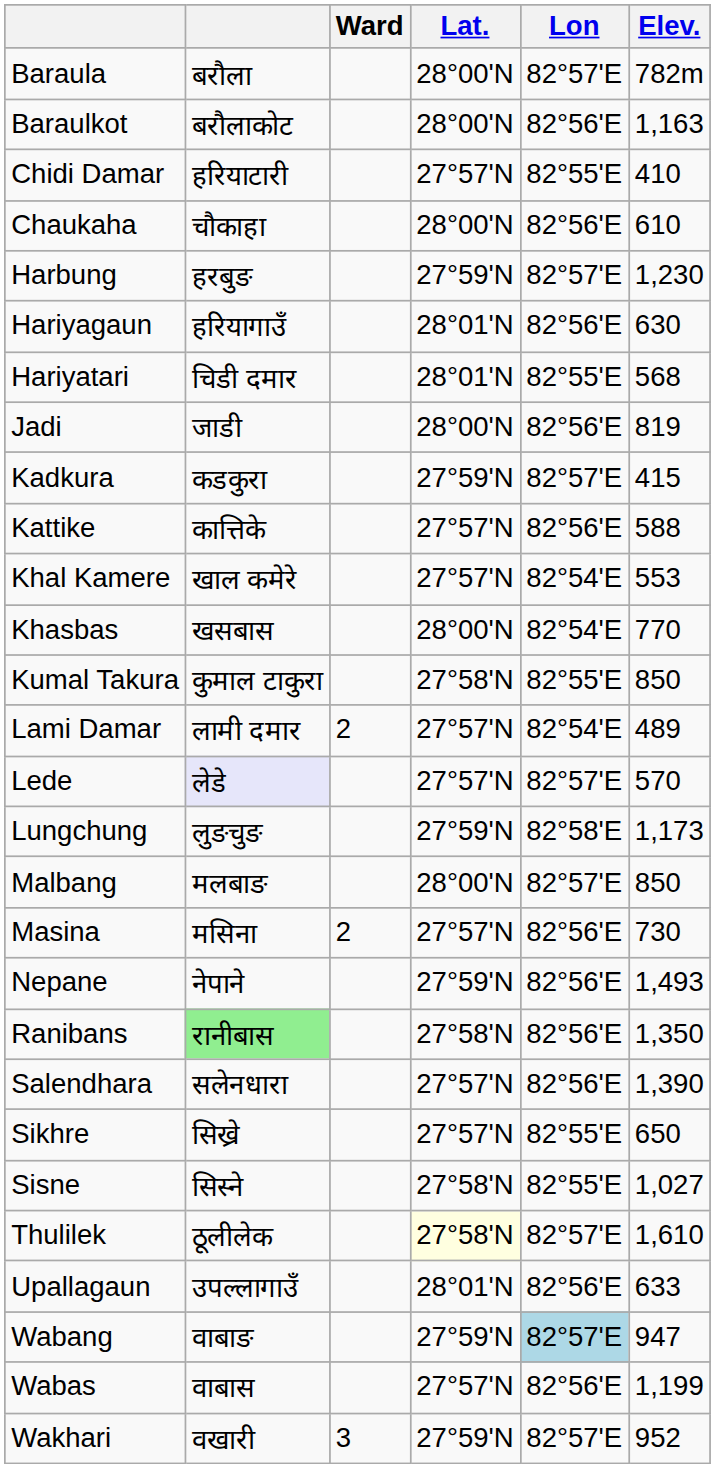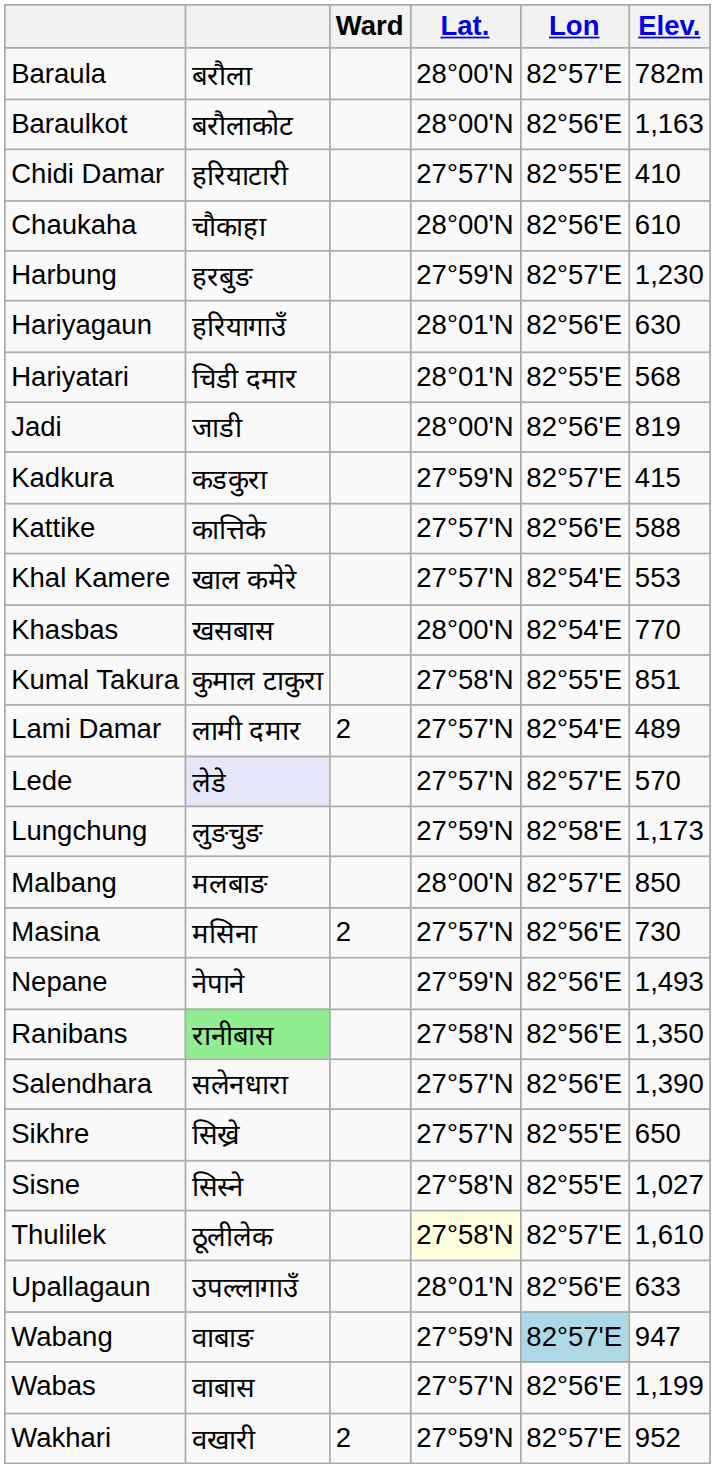(658, 679) 850 -> (658, 679) 851
(343, 1437) 3 -> (343, 1437) 2
